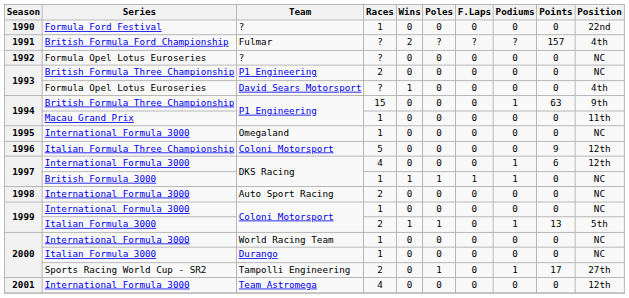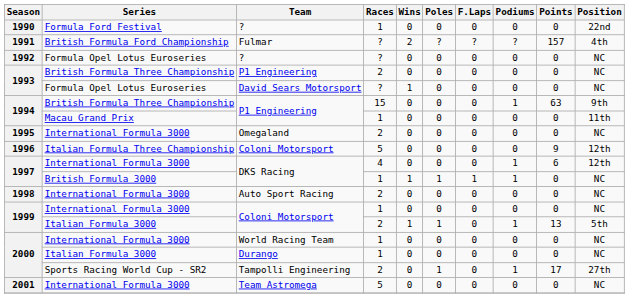(599, 88) 4th -> (599, 88) NC
(380, 134) 1 -> (380, 134) 2
(380, 285) 4 -> (380, 285) 5
(599, 285) 12th -> (599, 285) NC
